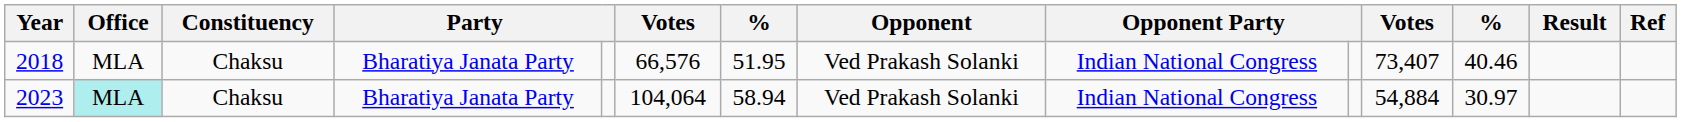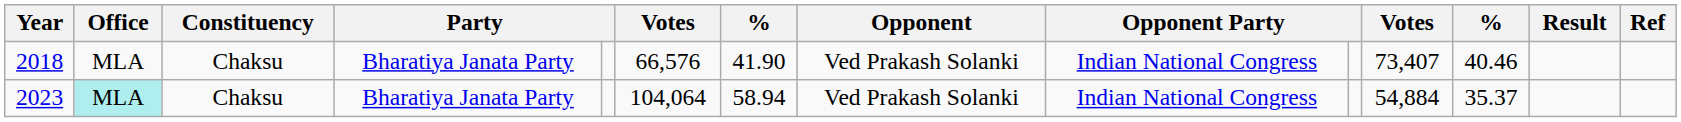(759, 60) 51.95 -> (759, 60) 41.90
(1491, 97) 30.97 -> (1491, 97) 35.37
